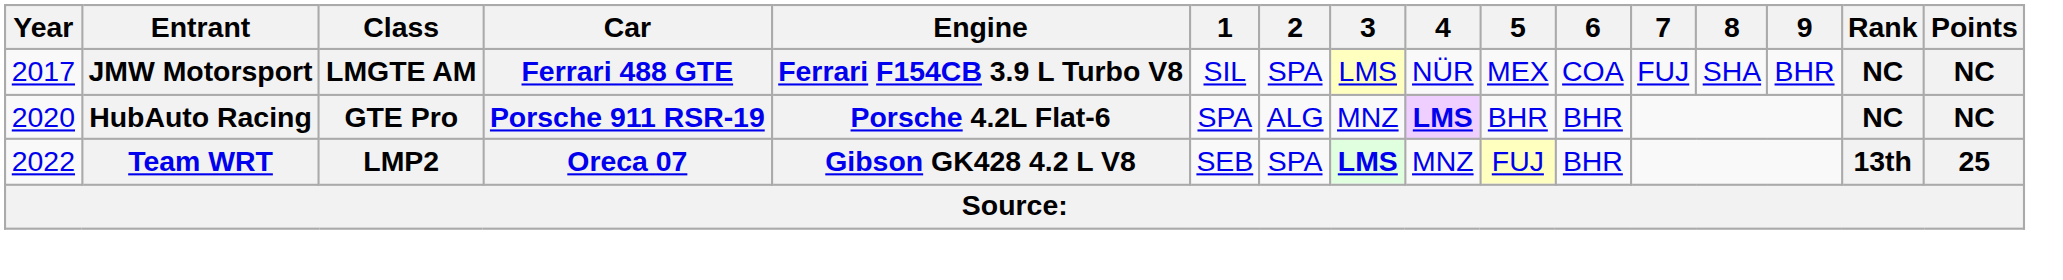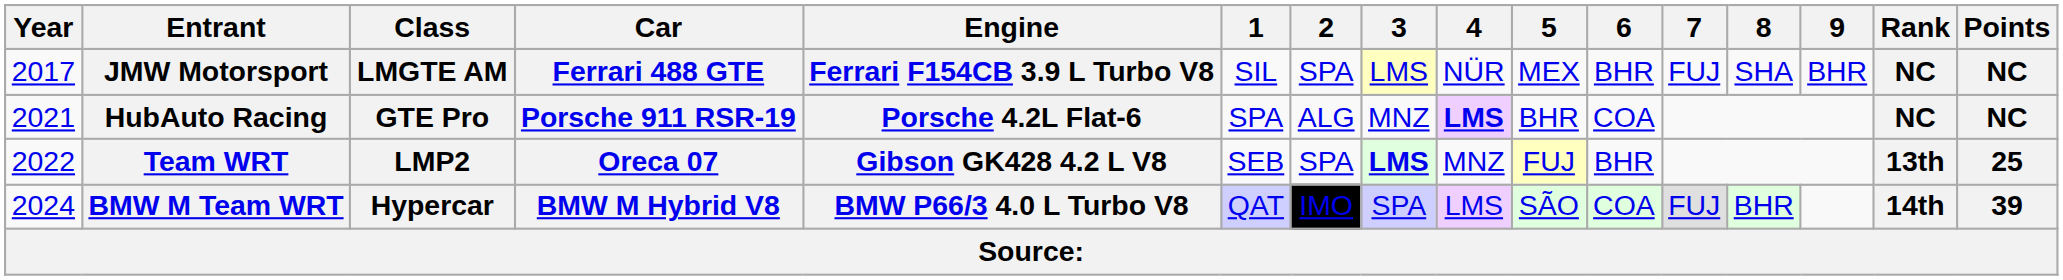(1593, 72) COA -> (1624, 72) BHR
(43, 117) 2020 -> (43, 117) 2021
(1593, 117) BHR -> (1624, 117) COA
+ row: (216, 206)
